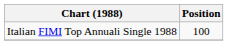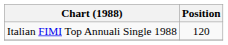(201, 31) 100 -> (201, 31) 120
